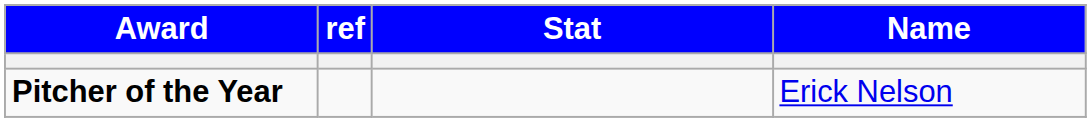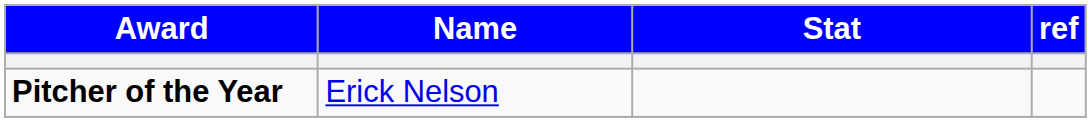columns swapped: (929, 61) <-> (345, 61)
